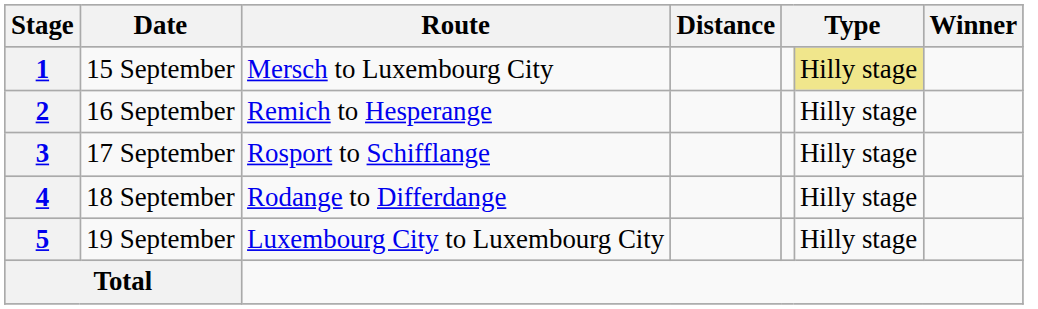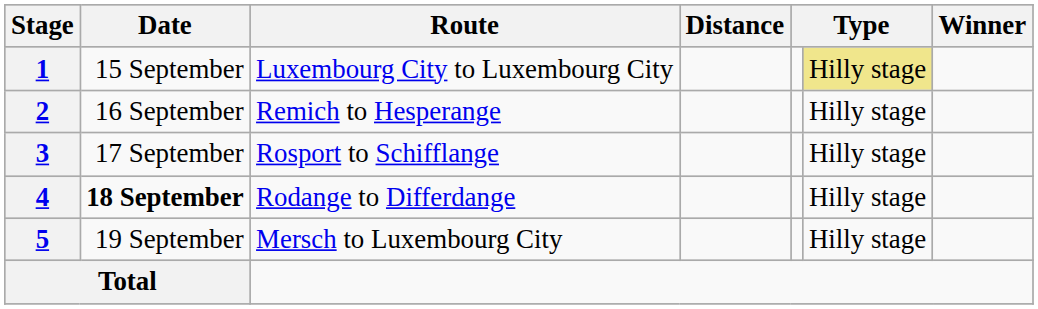(400, 68) Mersch to Luxembourg City -> (465, 68) Luxembourg City to Luxembourg City
(160, 196) normal -> (165, 196) bold
(456, 238) Luxembourg City to Luxembourg City -> (409, 238) Mersch to Luxembourg City
